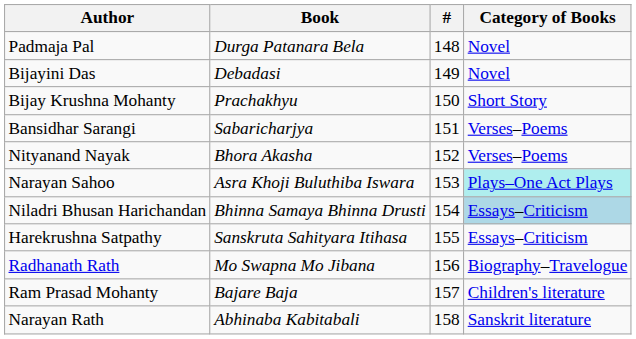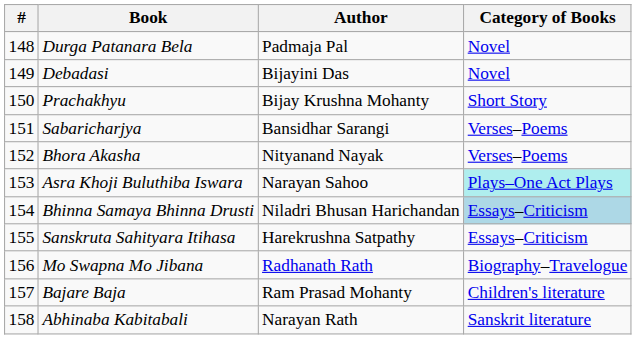columns swapped: (447, 18) <-> (107, 18)
